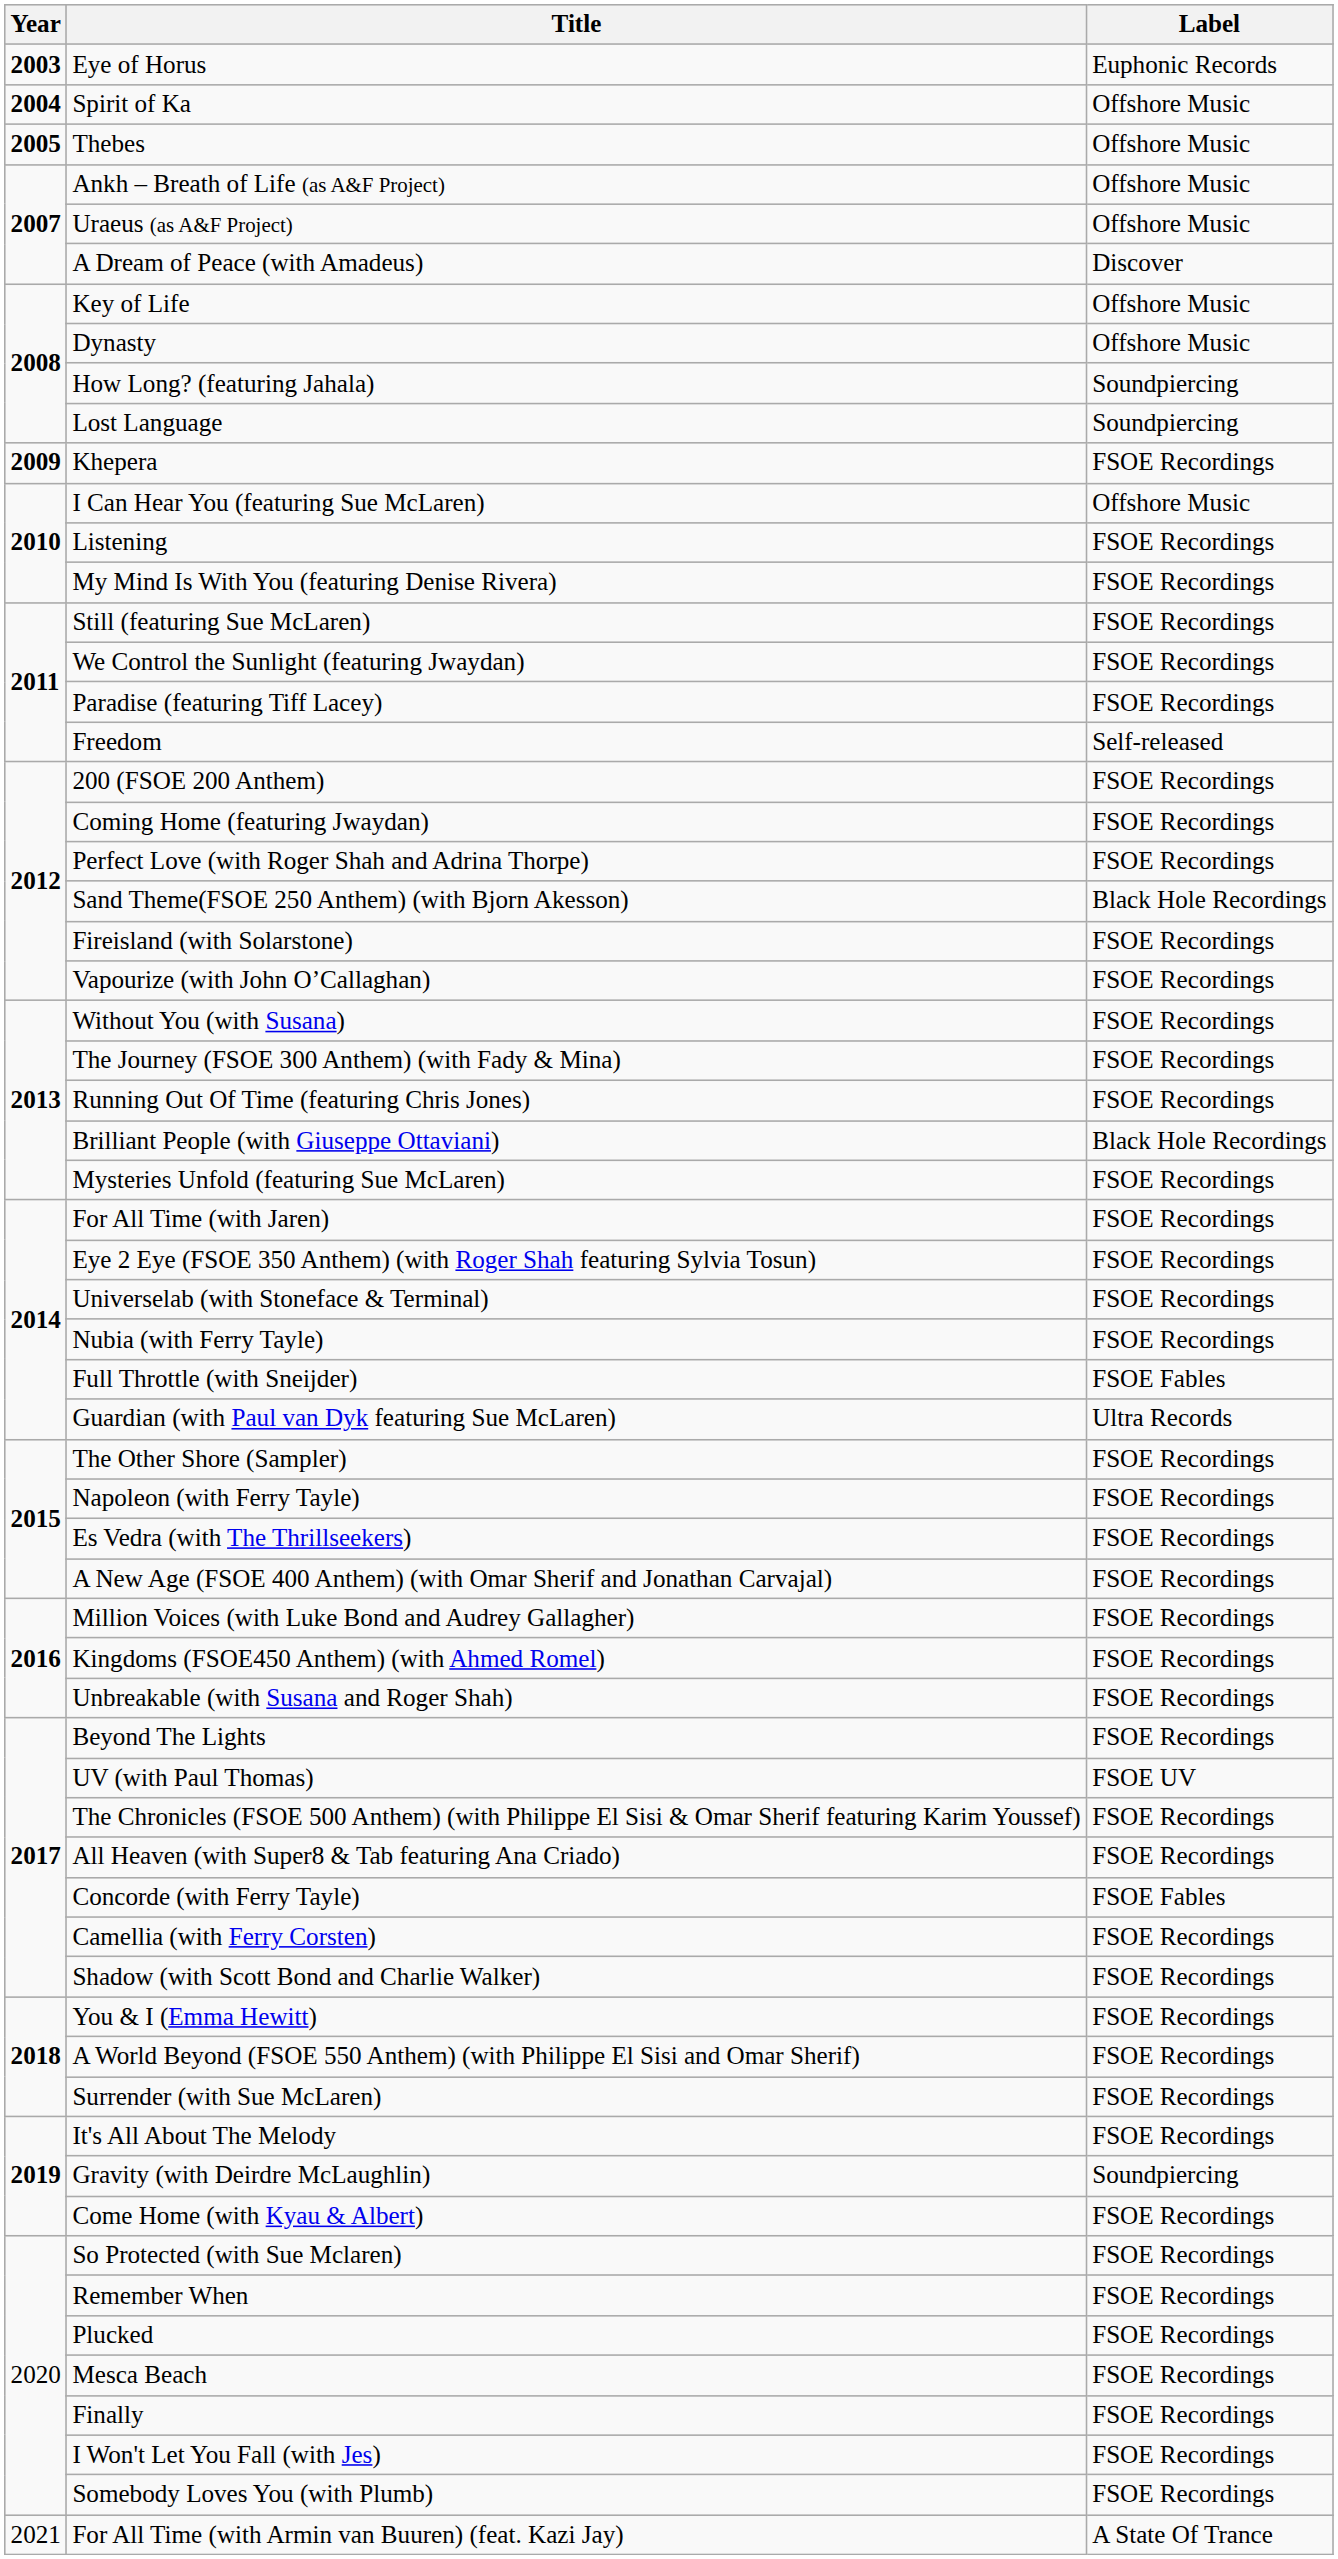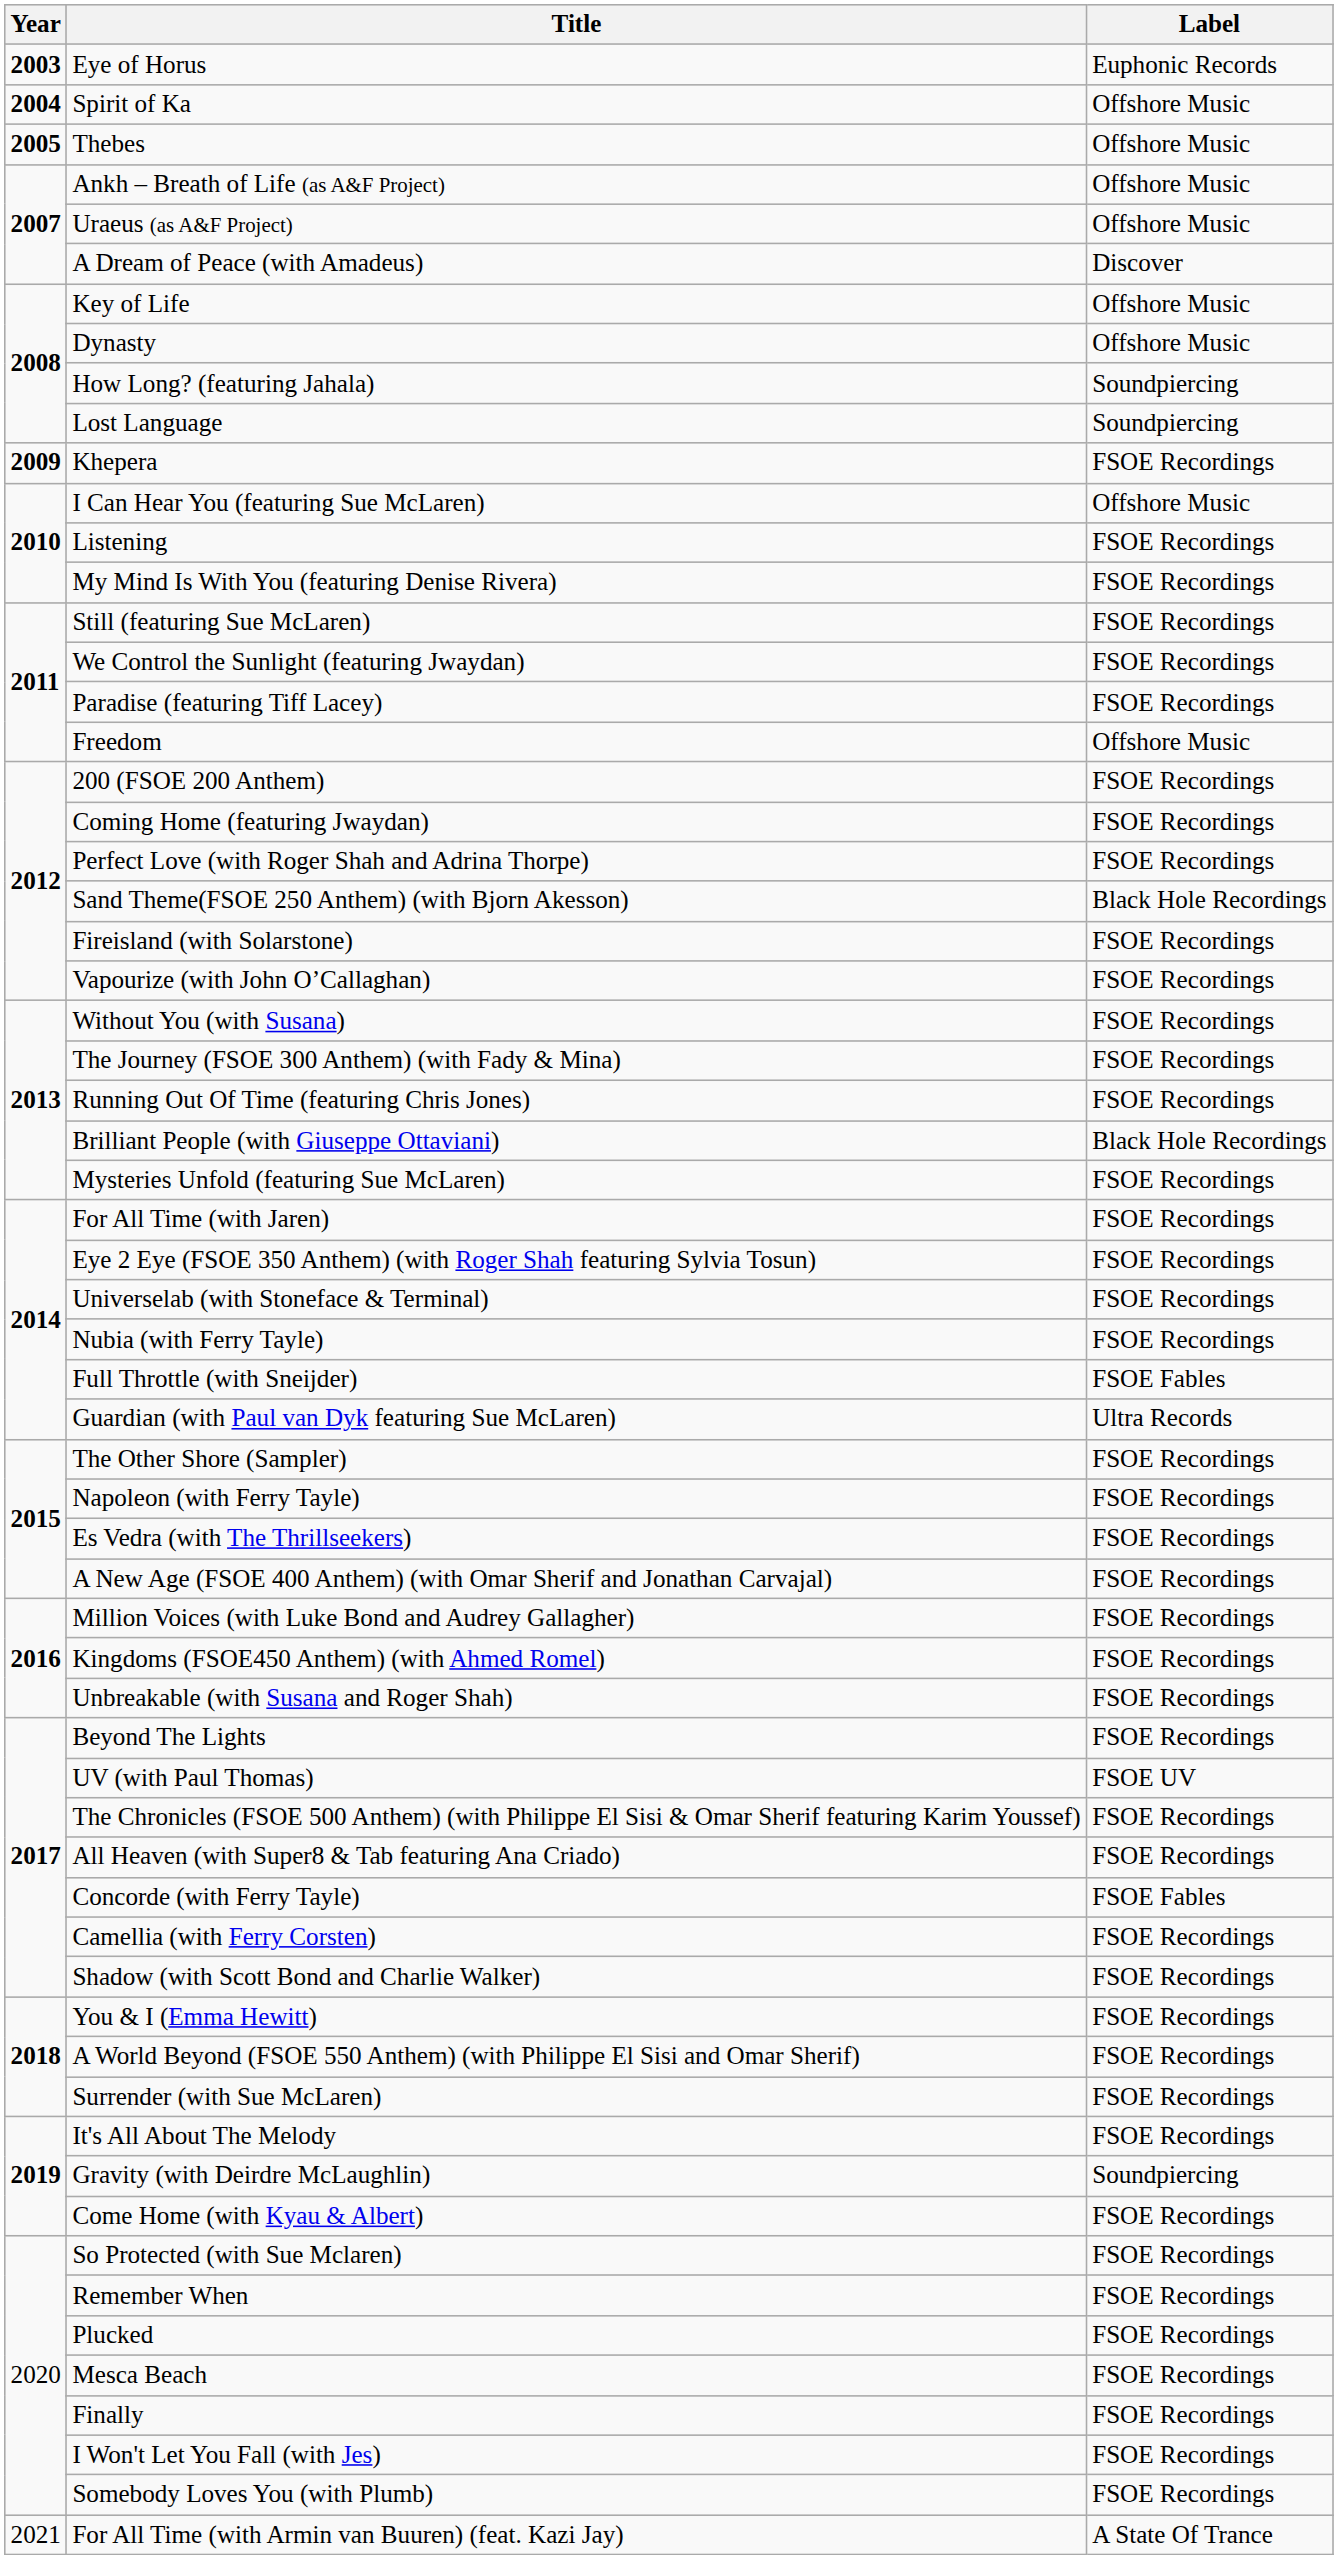(1158, 741) Self-released -> (1171, 741) Offshore Music
